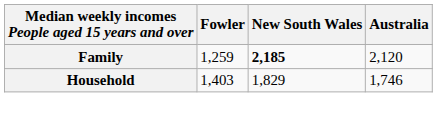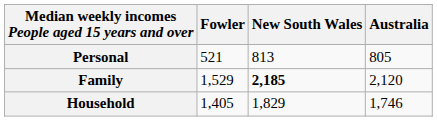+ row: (101, 56)
(217, 56) 1,259 -> (217, 80) 1,529
(217, 80) 1,403 -> (217, 103) 1,405
